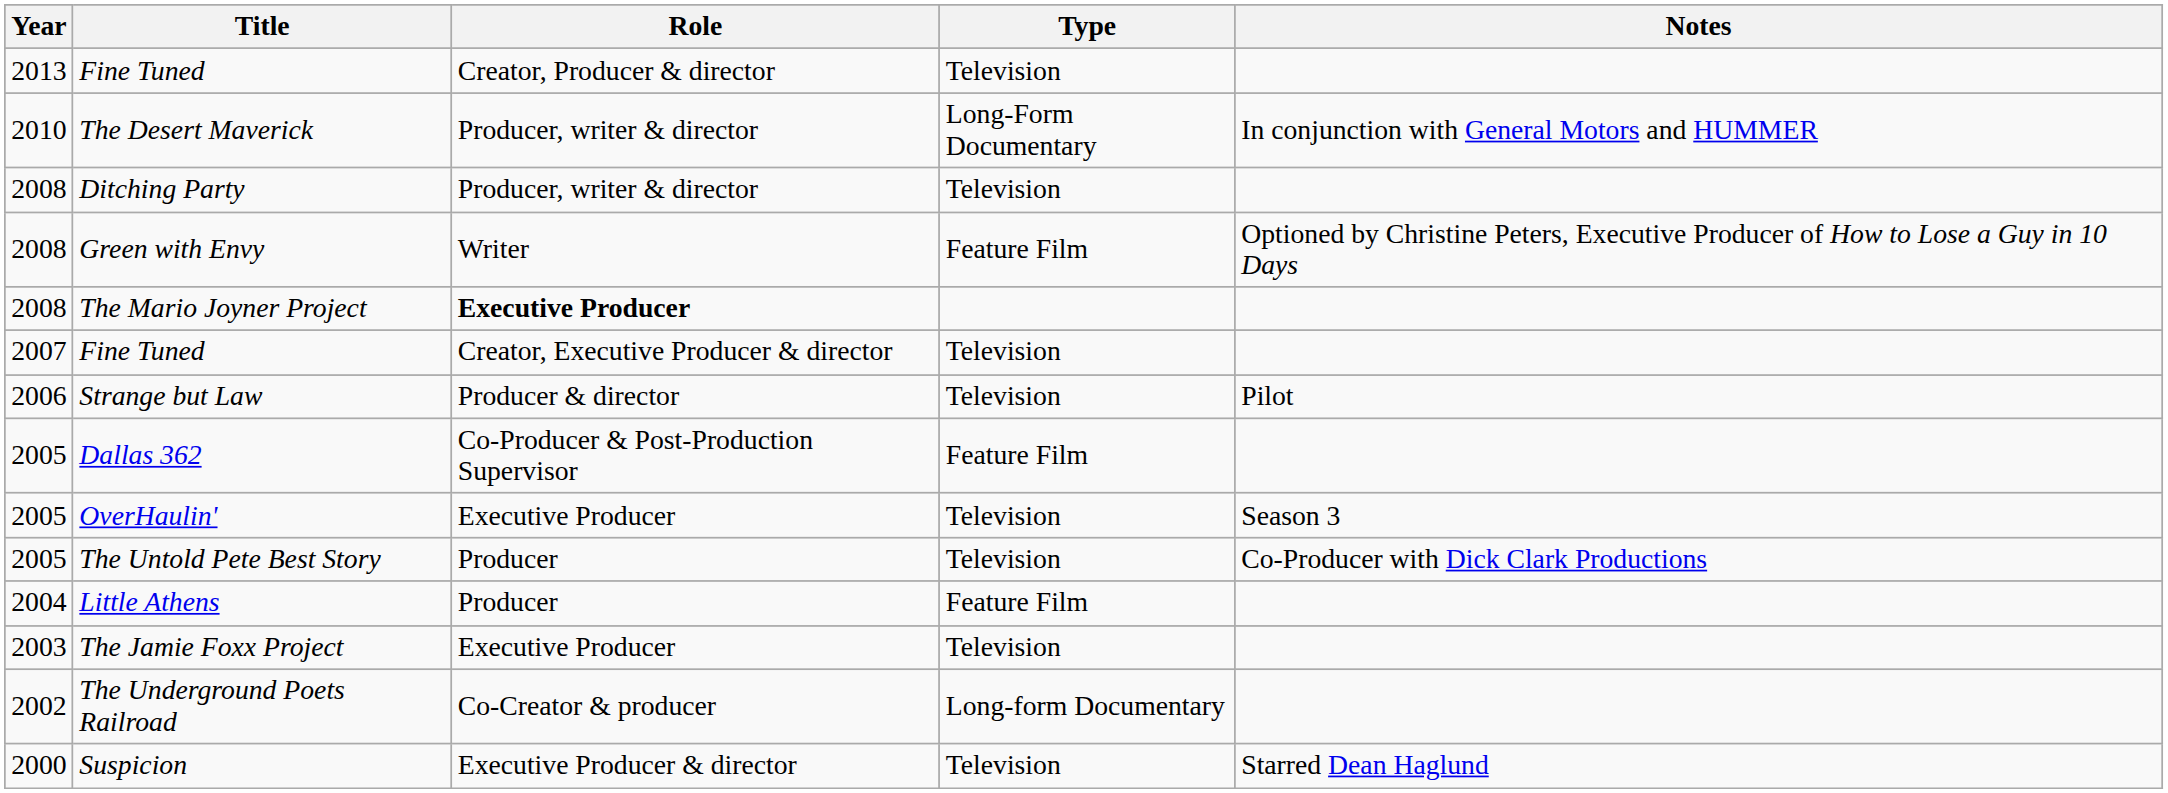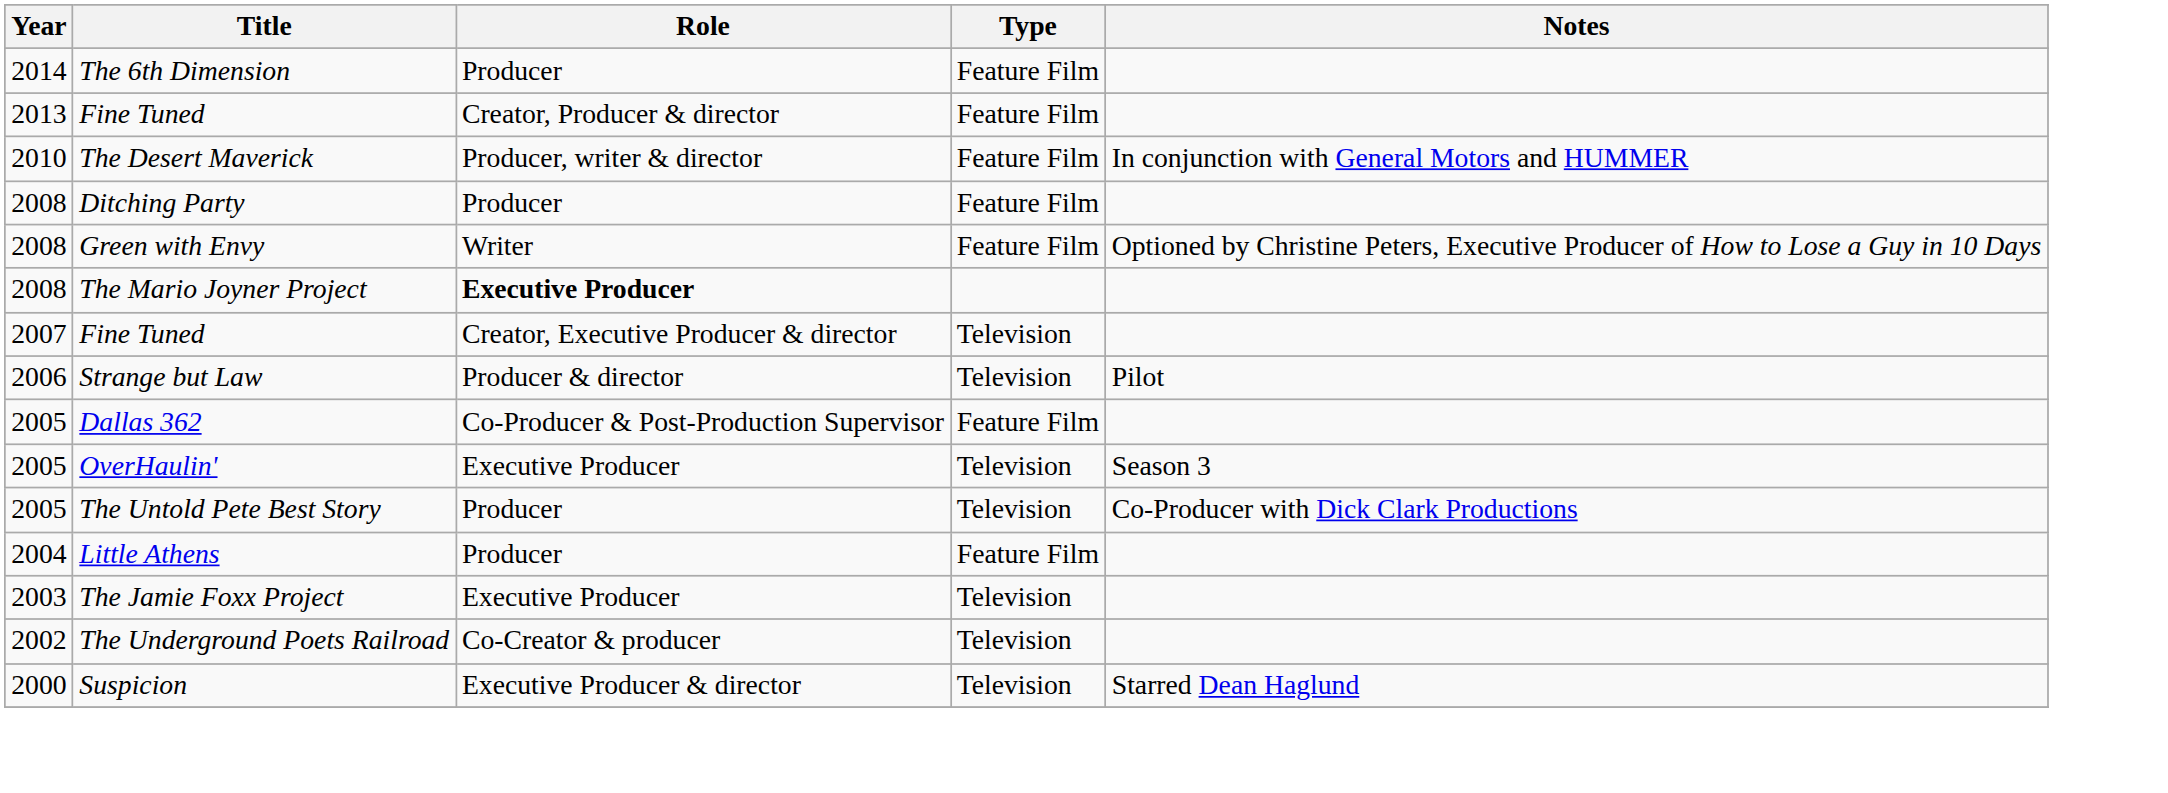+ row: (39, 70)
(1003, 70) Television -> (1028, 114) Feature Film
(1021, 129) Long-Form Documentary -> (1028, 158) Feature Film
(608, 189) Producer, writer & director -> (512, 202) Producer
(1003, 189) Television -> (1028, 202) Feature Film
(1085, 706) Long-form Documentary -> (1014, 641) Television
